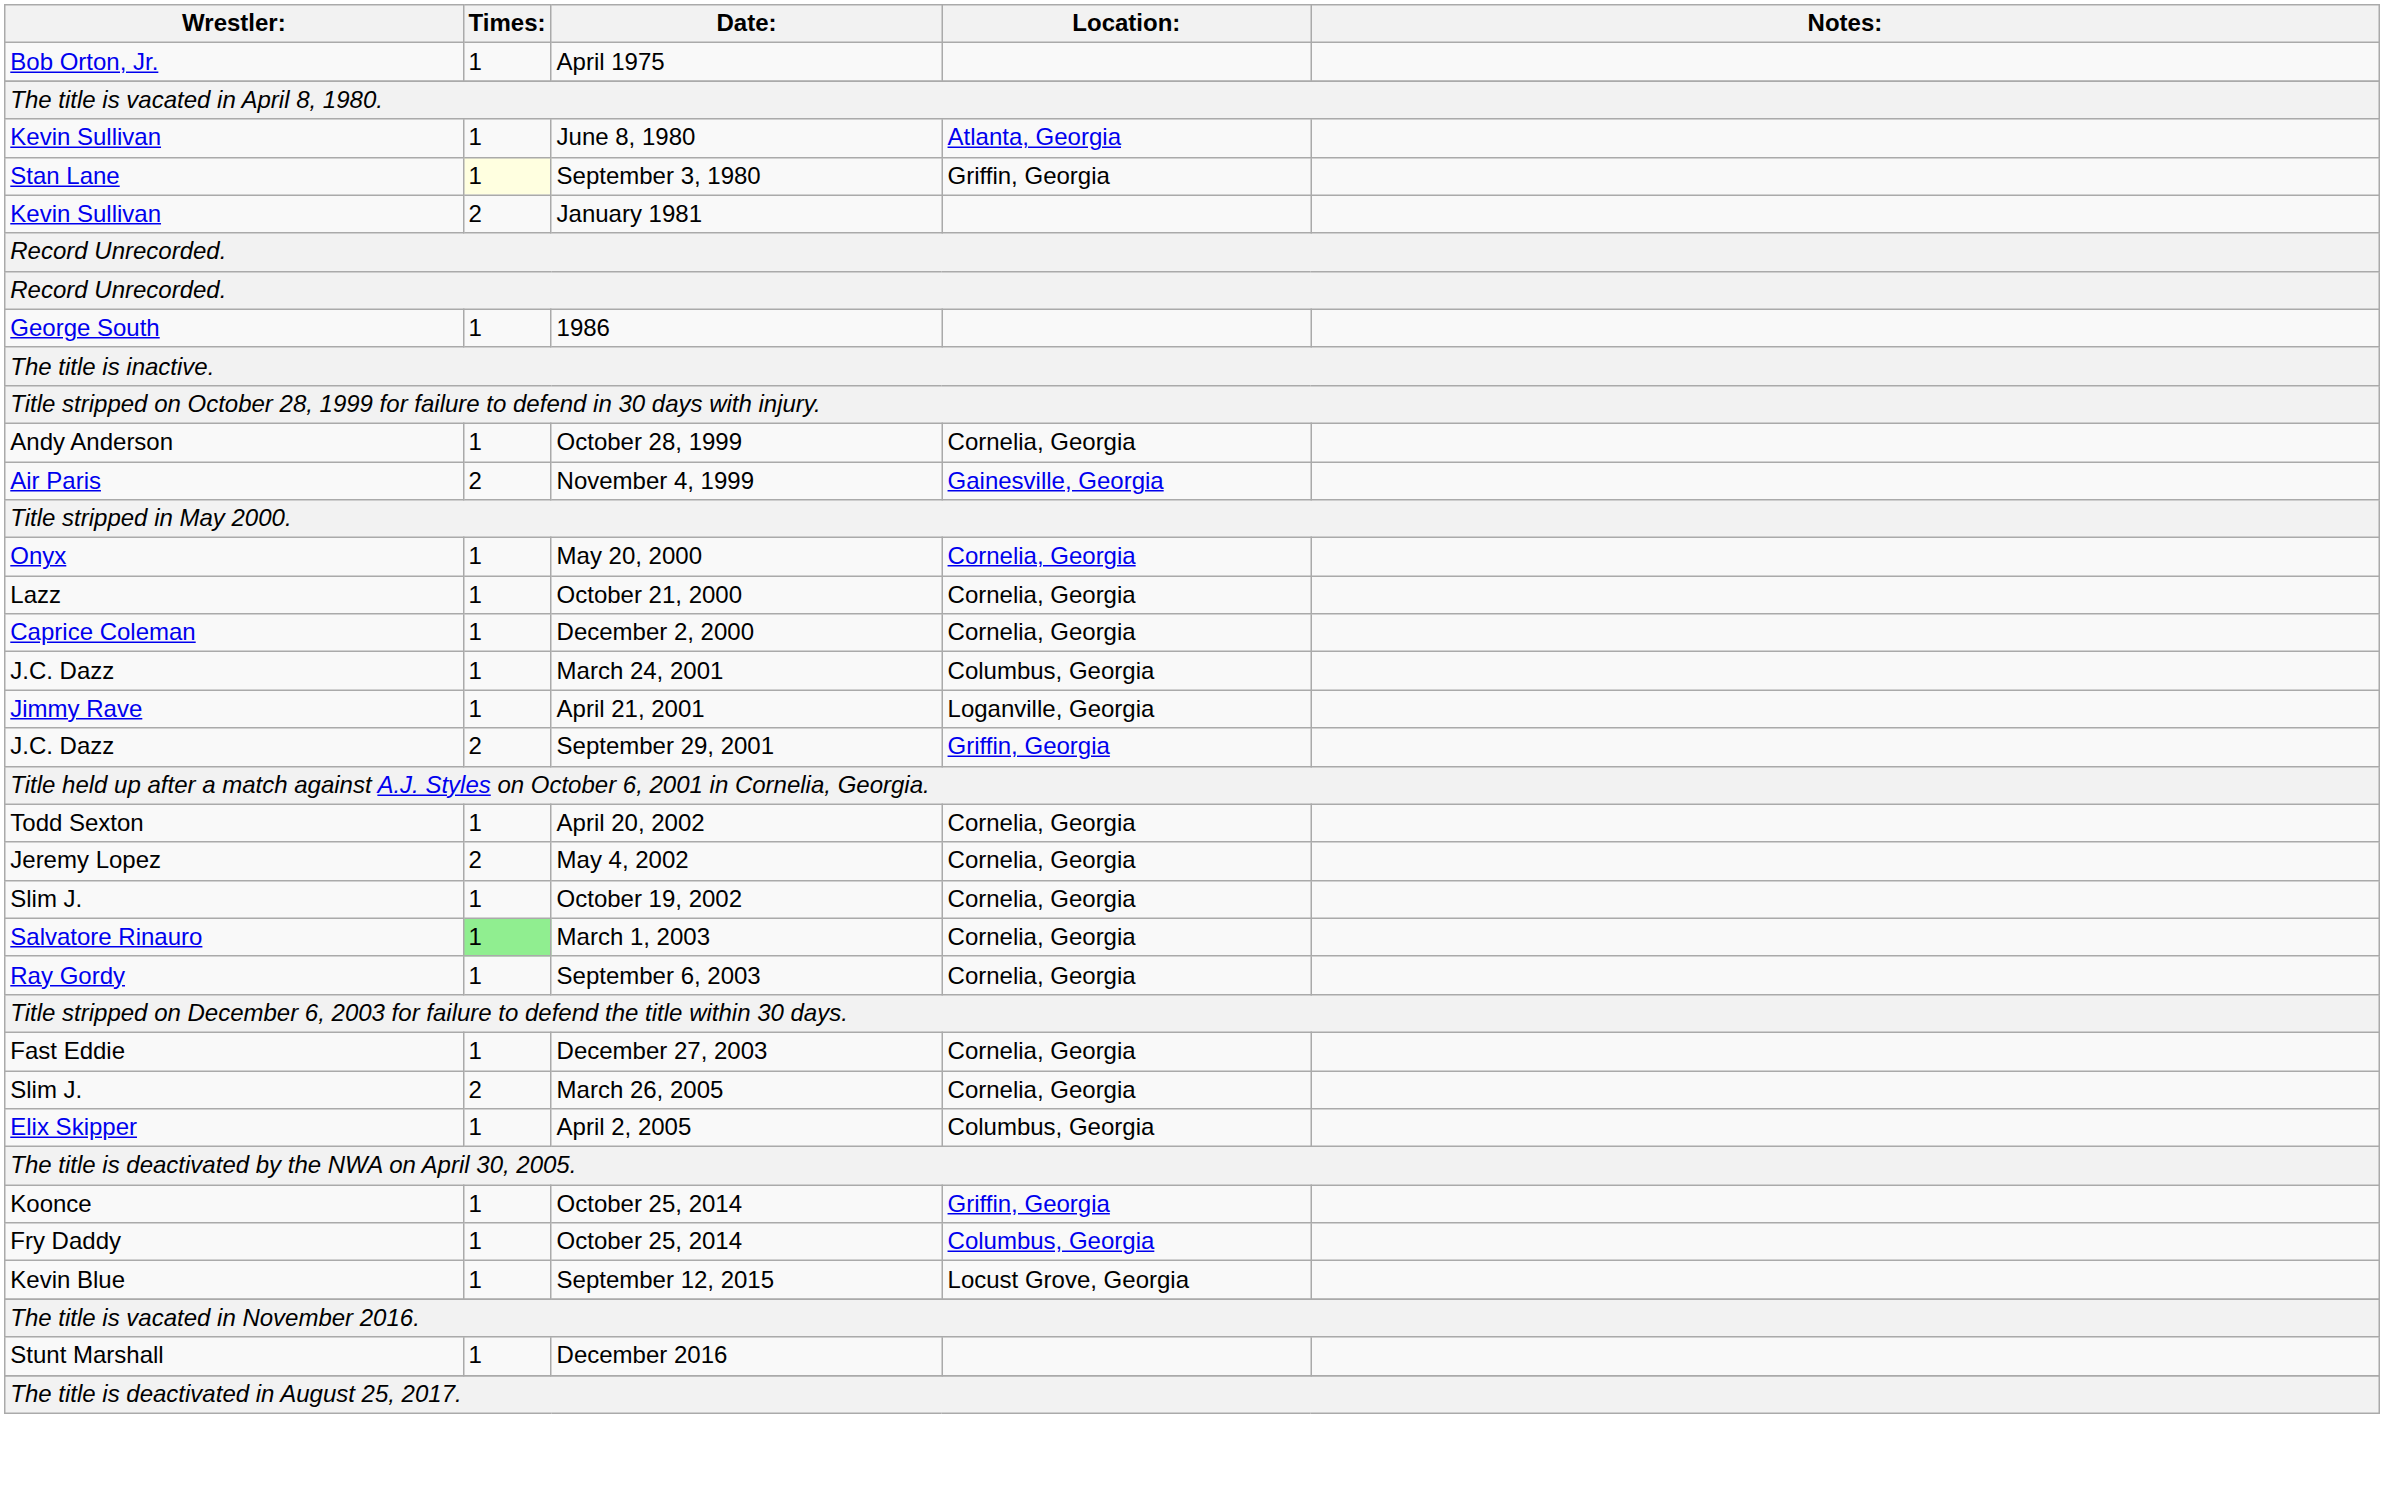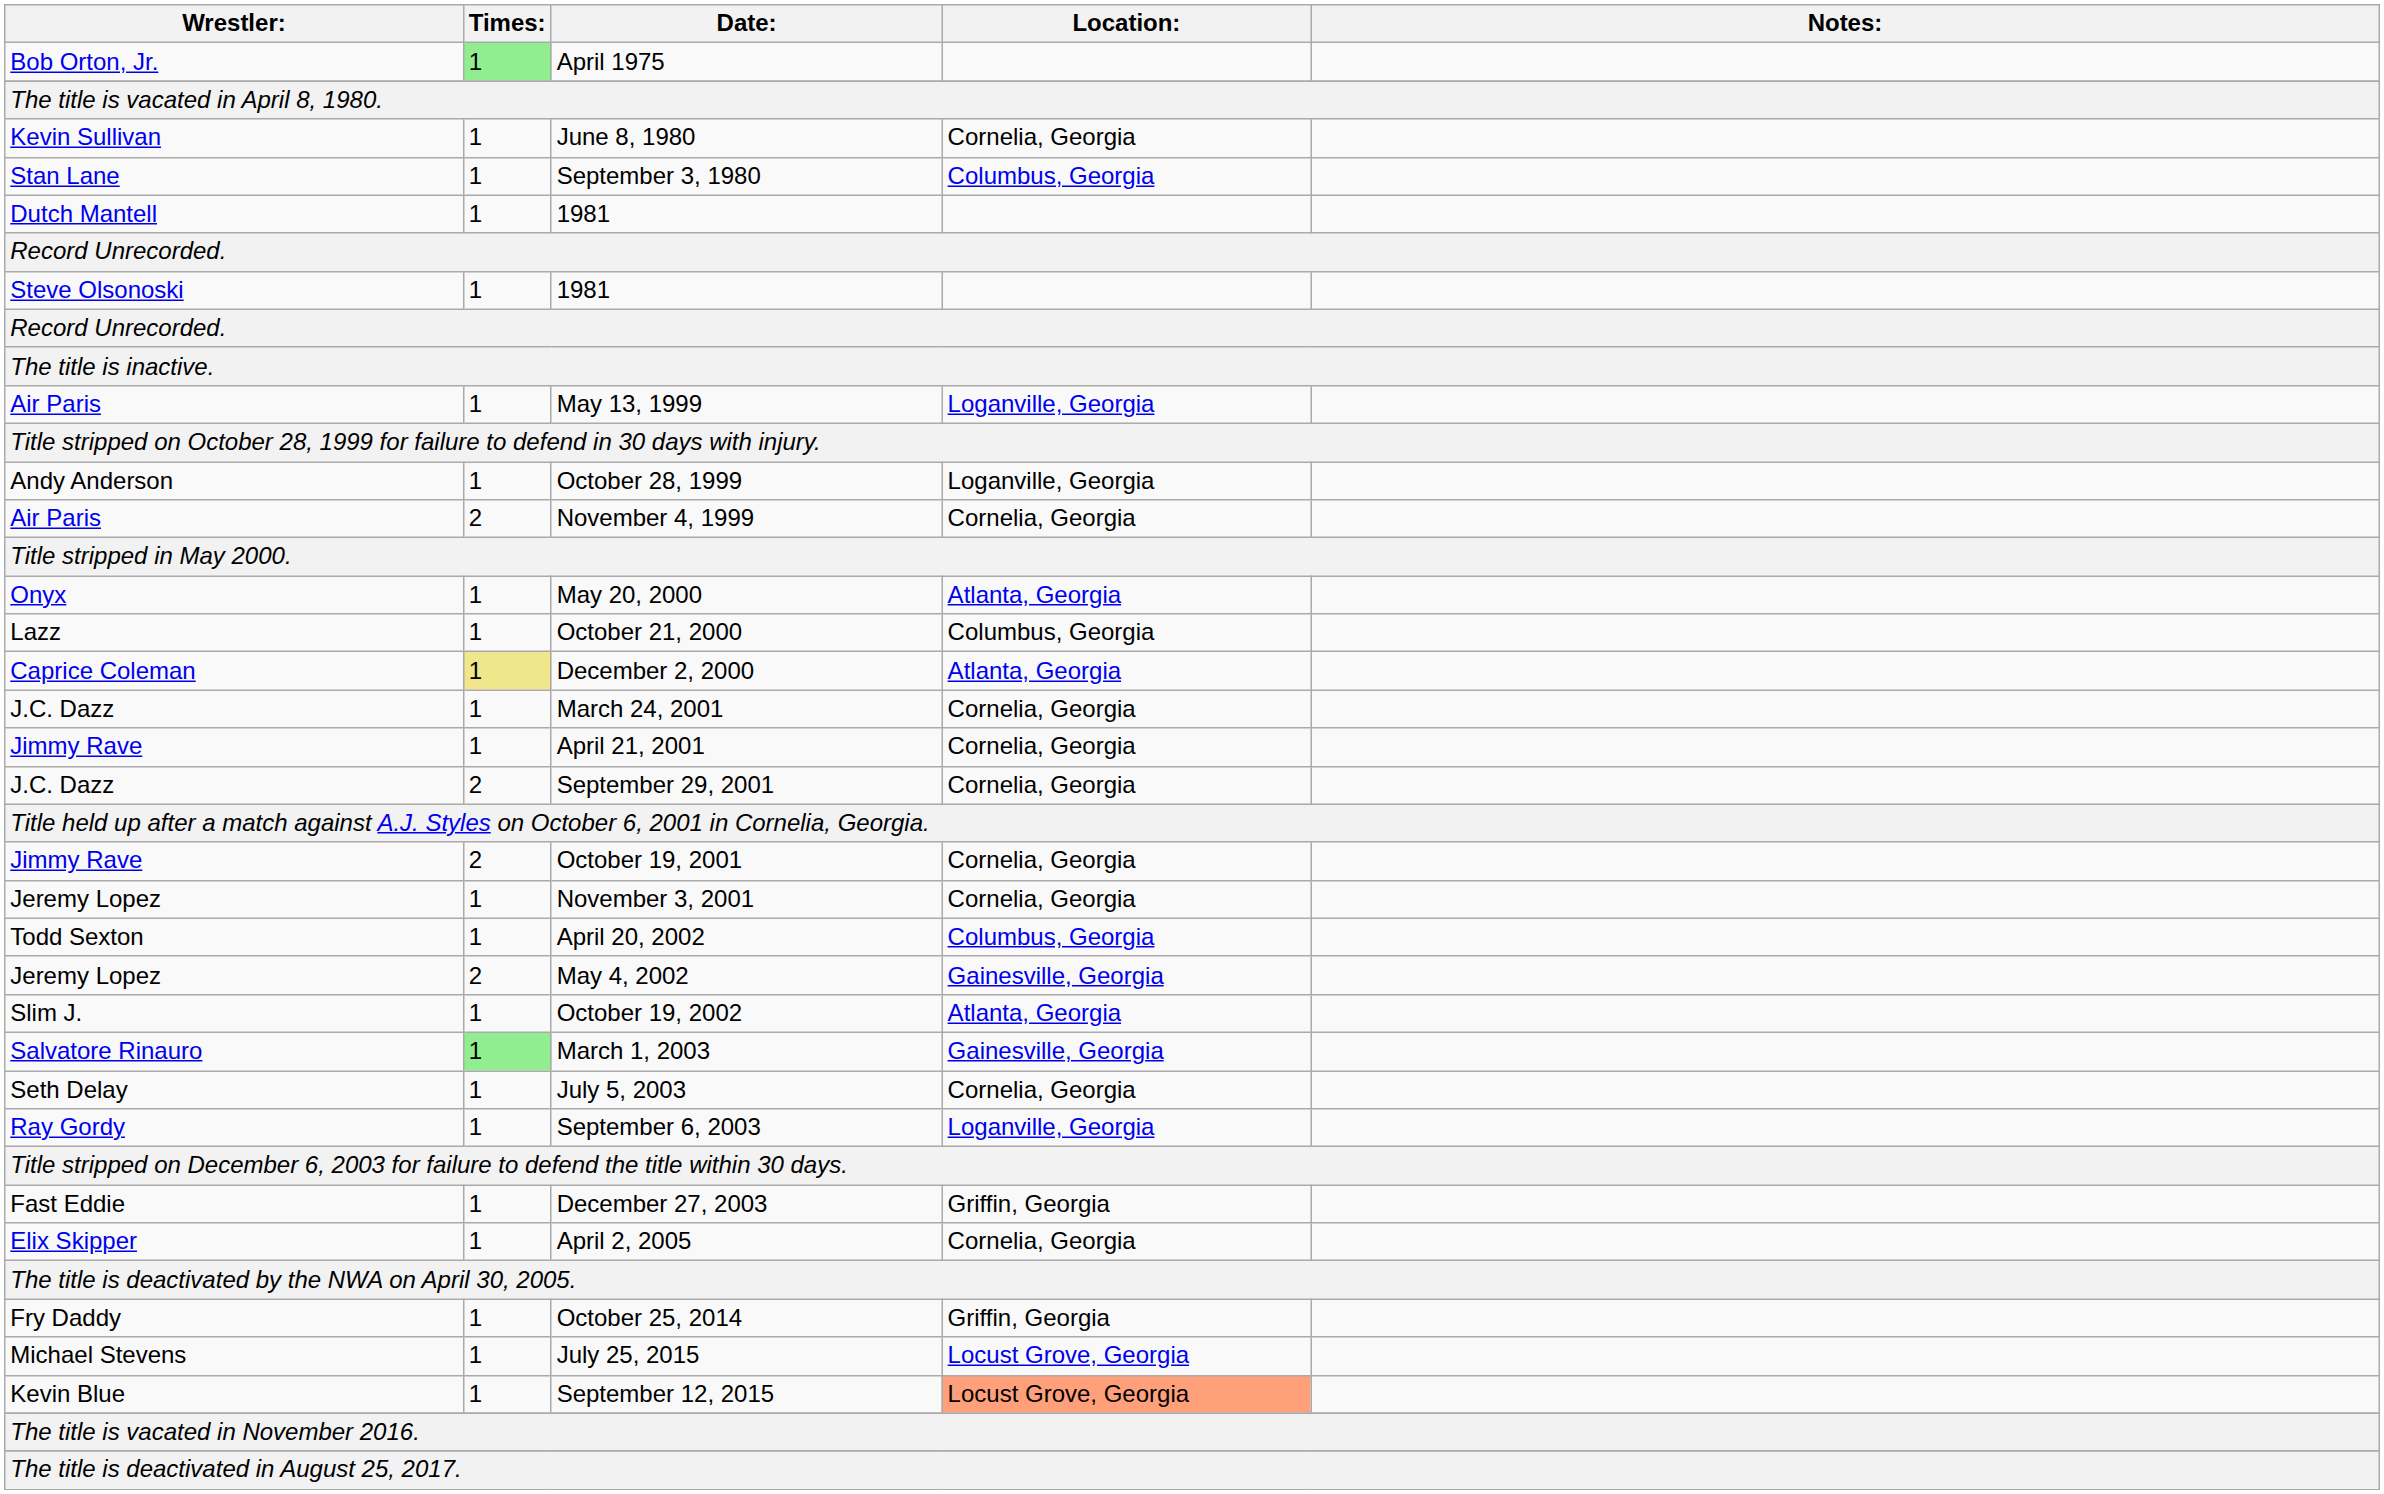(475, 61) no background -> (475, 61) lightgreen background
(1034, 137) Atlanta, Georgia -> (1042, 137) Cornelia, Georgia
(475, 175) lightyellow background -> (475, 175) no background
(1029, 175) Griffin, Georgia -> (1051, 175) Columbus, Georgia
- row: (86, 213)
+ row: (84, 213)
+ row: (97, 289)
- row: (85, 328)
+ row: (56, 404)
(1042, 442) Cornelia, Georgia -> (1051, 480) Loganville, Georgia
(1056, 480) Gainesville, Georgia -> (1042, 518) Cornelia, Georgia
(1042, 556) Cornelia, Georgia -> (1034, 594) Atlanta, Georgia
(1042, 594) Cornelia, Georgia -> (1051, 632) Columbus, Georgia
(475, 632) no background -> (475, 670) khaki background
(1042, 632) Cornelia, Georgia -> (1034, 670) Atlanta, Georgia
(1051, 670) Columbus, Georgia -> (1042, 708) Cornelia, Georgia
(1051, 708) Loganville, Georgia -> (1042, 746) Cornelia, Georgia
(1029, 746) Griffin, Georgia -> (1042, 784) Cornelia, Georgia
+ row: (76, 860)
+ row: (86, 898)
(1042, 822) Cornelia, Georgia -> (1051, 937) Columbus, Georgia
(1042, 860) Cornelia, Georgia -> (1056, 975) Gainesville, Georgia
(1042, 898) Cornelia, Georgia -> (1034, 1013) Atlanta, Georgia
(1042, 937) Cornelia, Georgia -> (1056, 1051) Gainesville, Georgia
+ row: (69, 1089)
(1042, 975) Cornelia, Georgia -> (1051, 1127) Loganville, Georgia
(1042, 1051) Cornelia, Georgia -> (1029, 1203) Griffin, Georgia
- row: (46, 1089)
(1051, 1127) Columbus, Georgia -> (1042, 1241) Cornelia, Georgia
- row: (51, 1203)
(1051, 1241) Columbus, Georgia -> (1029, 1317) Griffin, Georgia
+ row: (98, 1355)
(1068, 1279) no background -> (1068, 1393) lightsalmon background
- row: (87, 1355)
